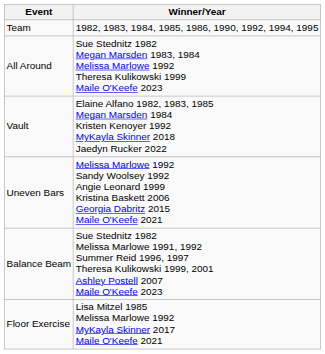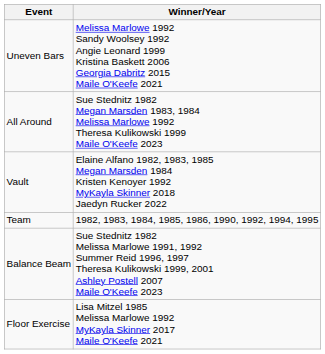rows swapped: (19, 28) <-> (35, 192)
